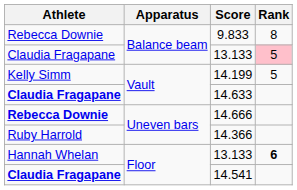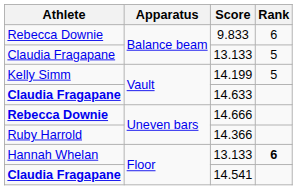(274, 35) 8 -> (274, 35) 6
(274, 55) pink background -> (274, 55) no background
